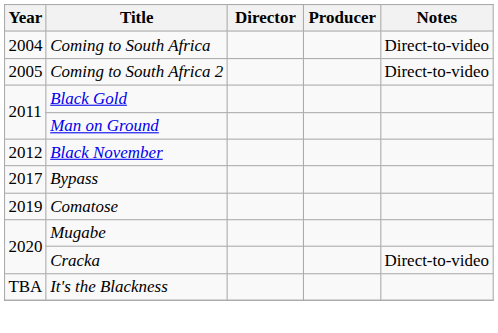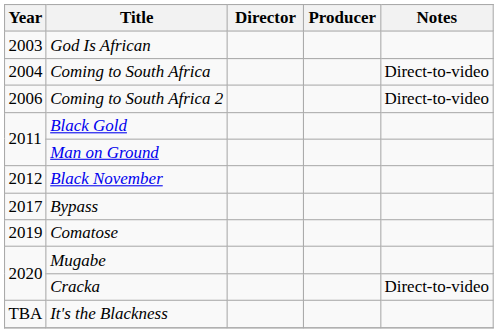+ row: (100, 44)
(25, 71) 2005 -> (25, 98) 2006
